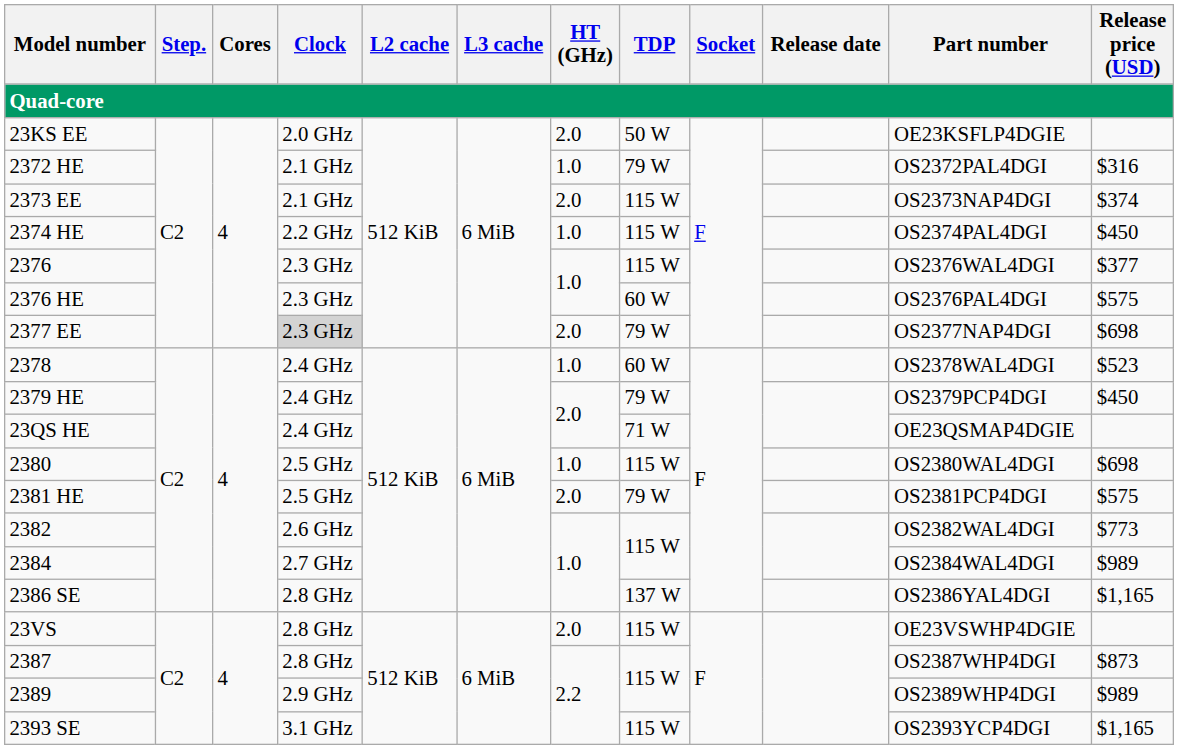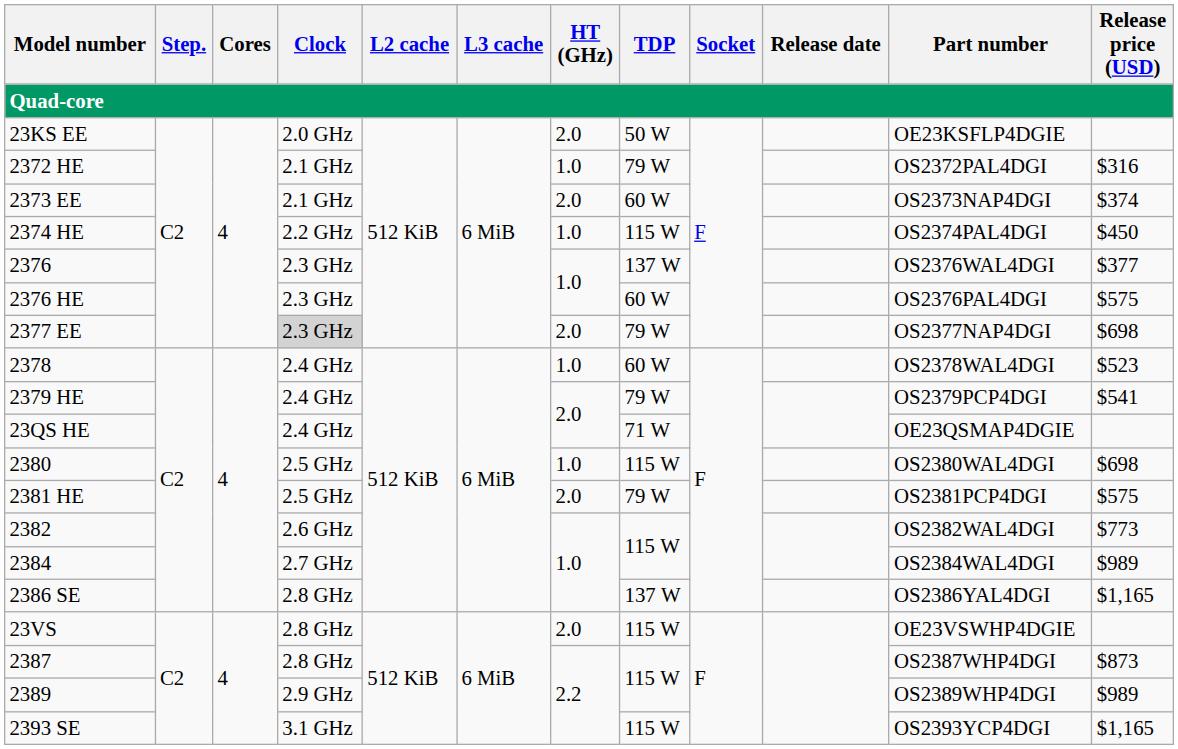(652, 199) 115 W -> (647, 199) 60 W
(652, 265) 115 W -> (653, 265) 137 W
(1118, 397) $450 -> (1118, 397) $541
